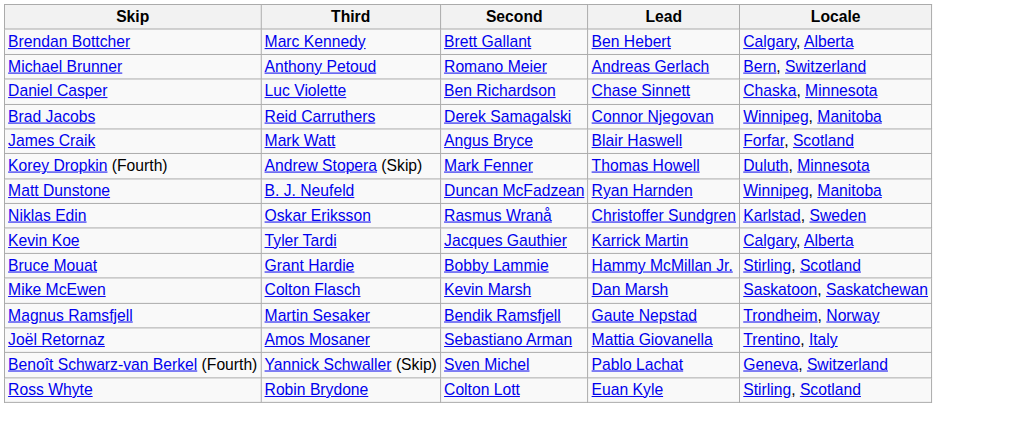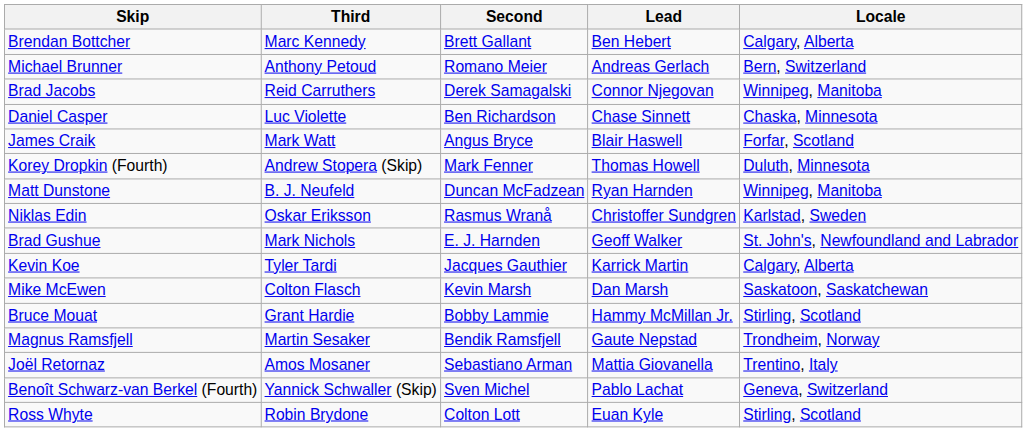rows swapped: (52, 116) <-> (58, 91)
+ row: (54, 240)
rows swapped: (57, 290) <-> (53, 265)
